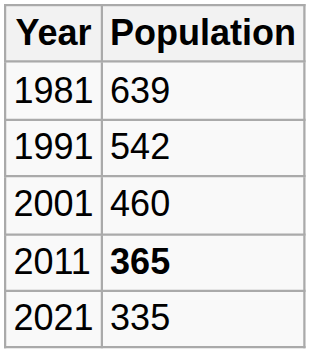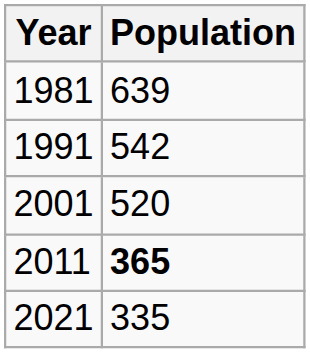(140, 204) 460 -> (140, 204) 520
